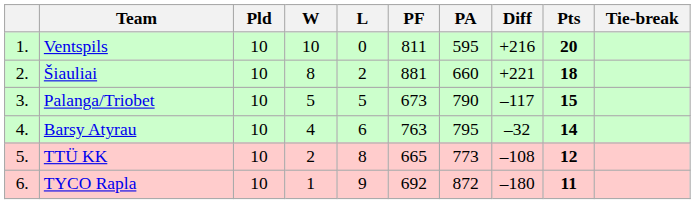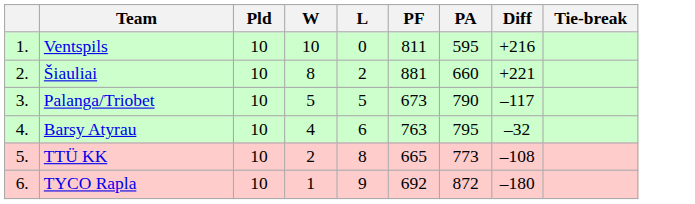- column: (569, 18)
